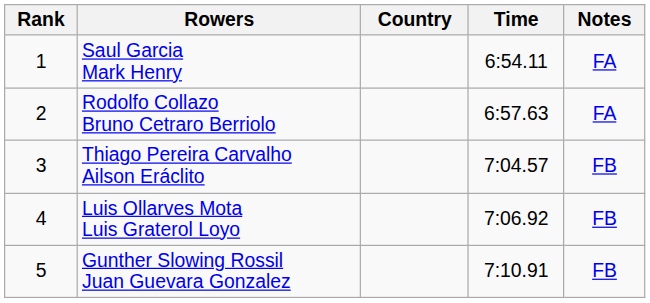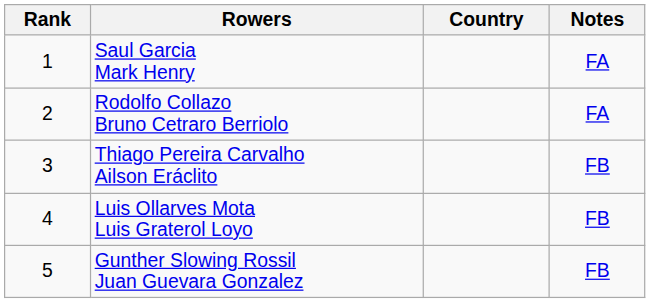- column: (516, 19)
